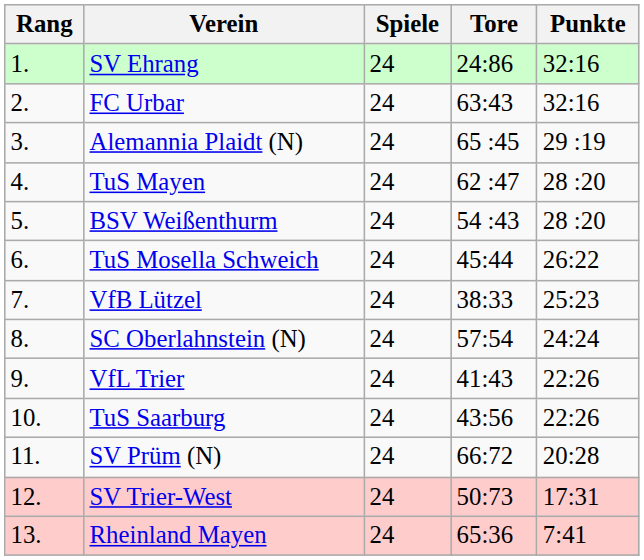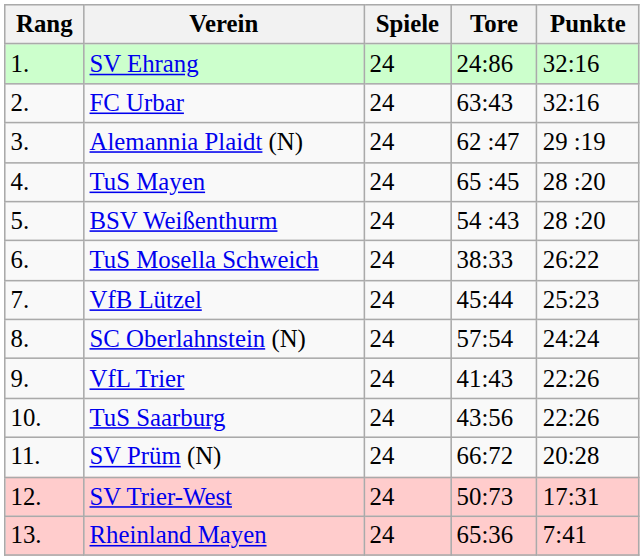(488, 142) 65 :45 -> (488, 142) 62 :47
(488, 181) 62 :47 -> (488, 181) 65 :45
(485, 260) 45:44 -> (485, 260) 38:33
(485, 299) 38:33 -> (485, 299) 45:44
